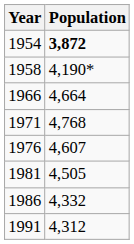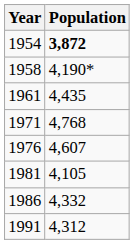+ row: (25, 95)
- row: (25, 95)
(67, 174) 4,505 -> (67, 174) 4,105
